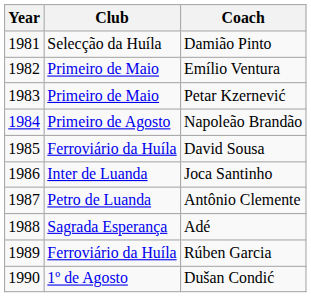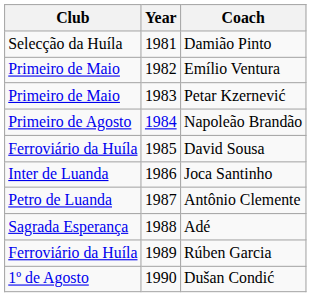columns swapped: (24, 17) <-> (112, 17)
